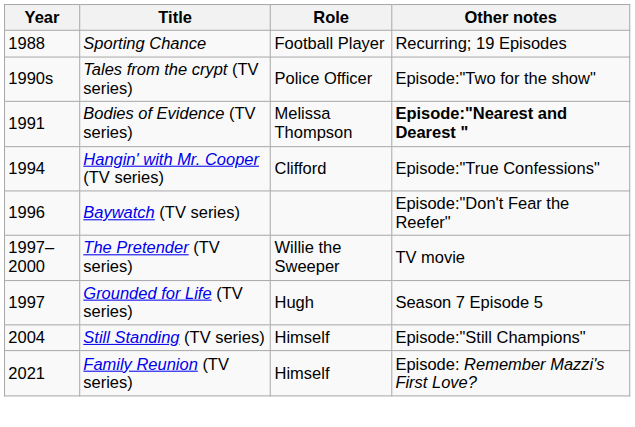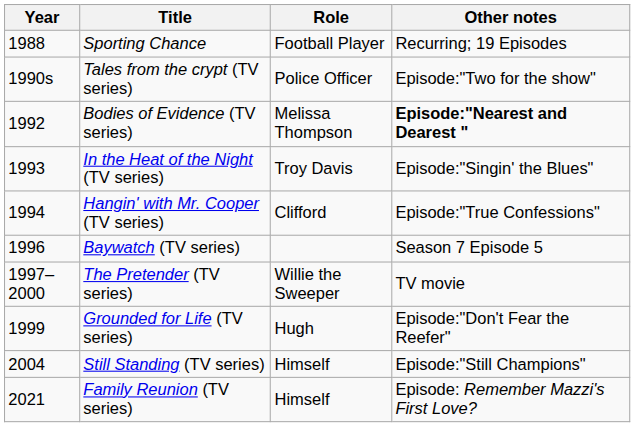(27, 123) 1991 -> (27, 123) 1992
+ row: (168, 168)
(482, 213) Episode:"Don't Fear the Reefer" -> (469, 248) Season 7 Episode 5
(27, 302) 1997 -> (27, 328) 1999
(469, 302) Season 7 Episode 5 -> (482, 328) Episode:"Don't Fear the Reefer"
